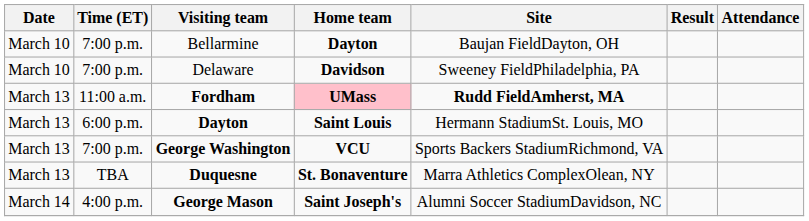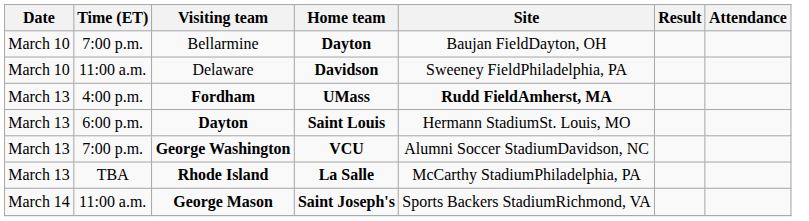(113, 70) 7:00 p.m. -> (113, 70) 11:00 a.m.
(113, 96) 11:00 a.m. -> (113, 96) 4:00 p.m.
(353, 96) pink background -> (346, 96) no background
(539, 149) Sports Backers StadiumRichmond, VA -> (527, 149) Alumni Soccer StadiumDavidson, NC
- row: (223, 175)
+ row: (223, 175)
(113, 202) 4:00 p.m. -> (113, 202) 11:00 a.m.
(539, 202) Alumni Soccer StadiumDavidson, NC -> (527, 202) Sports Backers StadiumRichmond, VA
